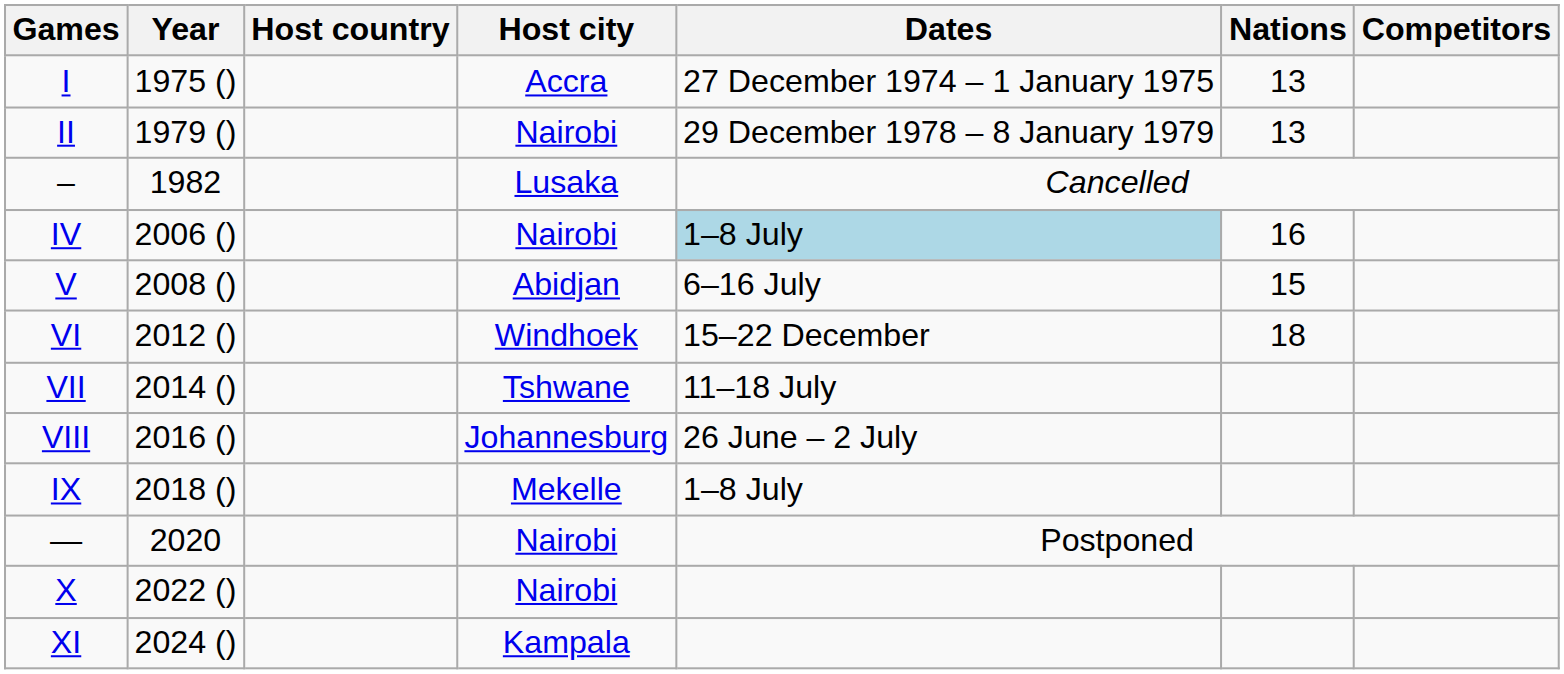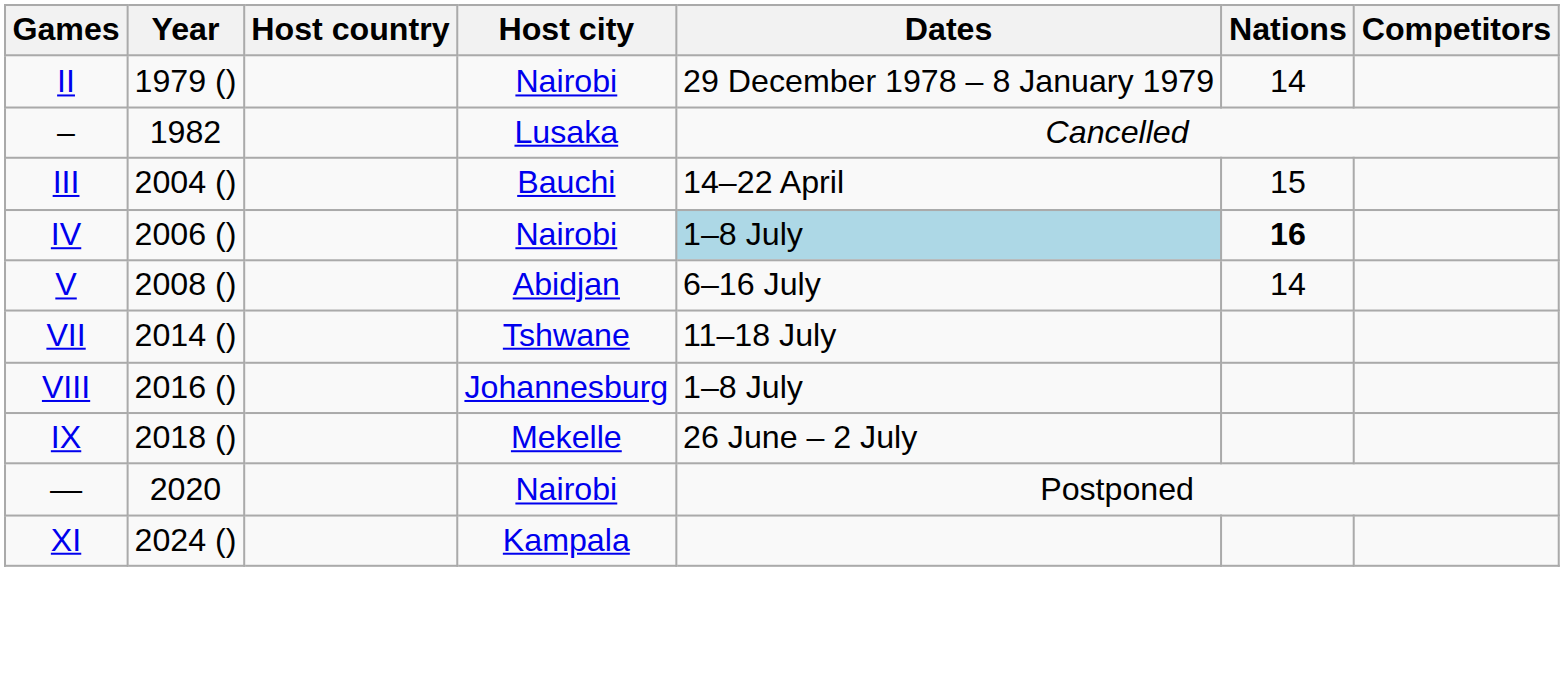- row: (66, 81)
(1288, 132) 13 -> (1288, 81) 14
+ row: (66, 183)
(1288, 234) normal -> (1288, 234) bold
(1288, 285) 15 -> (1288, 285) 14
- row: (66, 336)
(800, 438) 26 June – 2 July -> (743, 387) 1–8 July
(743, 489) 1–8 July -> (800, 438) 26 June – 2 July
- row: (66, 591)
